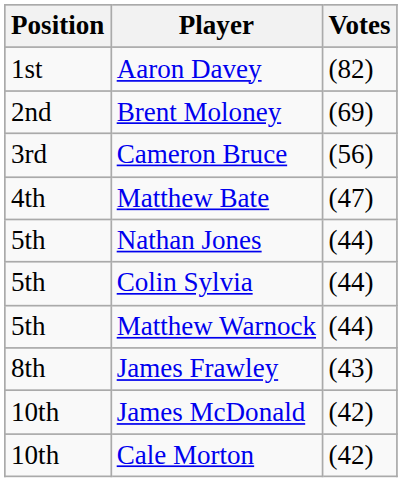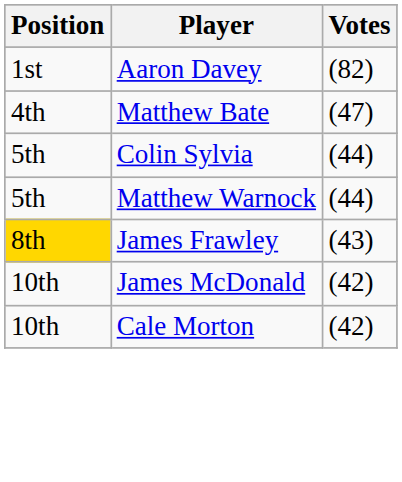- row: (199, 111)
- row: (202, 154)
- row: (189, 240)
(28, 369) no background -> (28, 240) gold background
